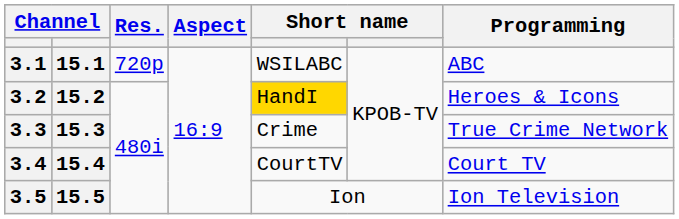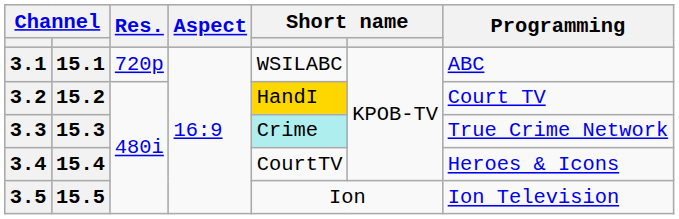(533, 98) Heroes & Icons -> (497, 98) Court TV
(287, 131) no background -> (287, 131) paleturquoise background
(497, 164) Court TV -> (533, 164) Heroes & Icons
